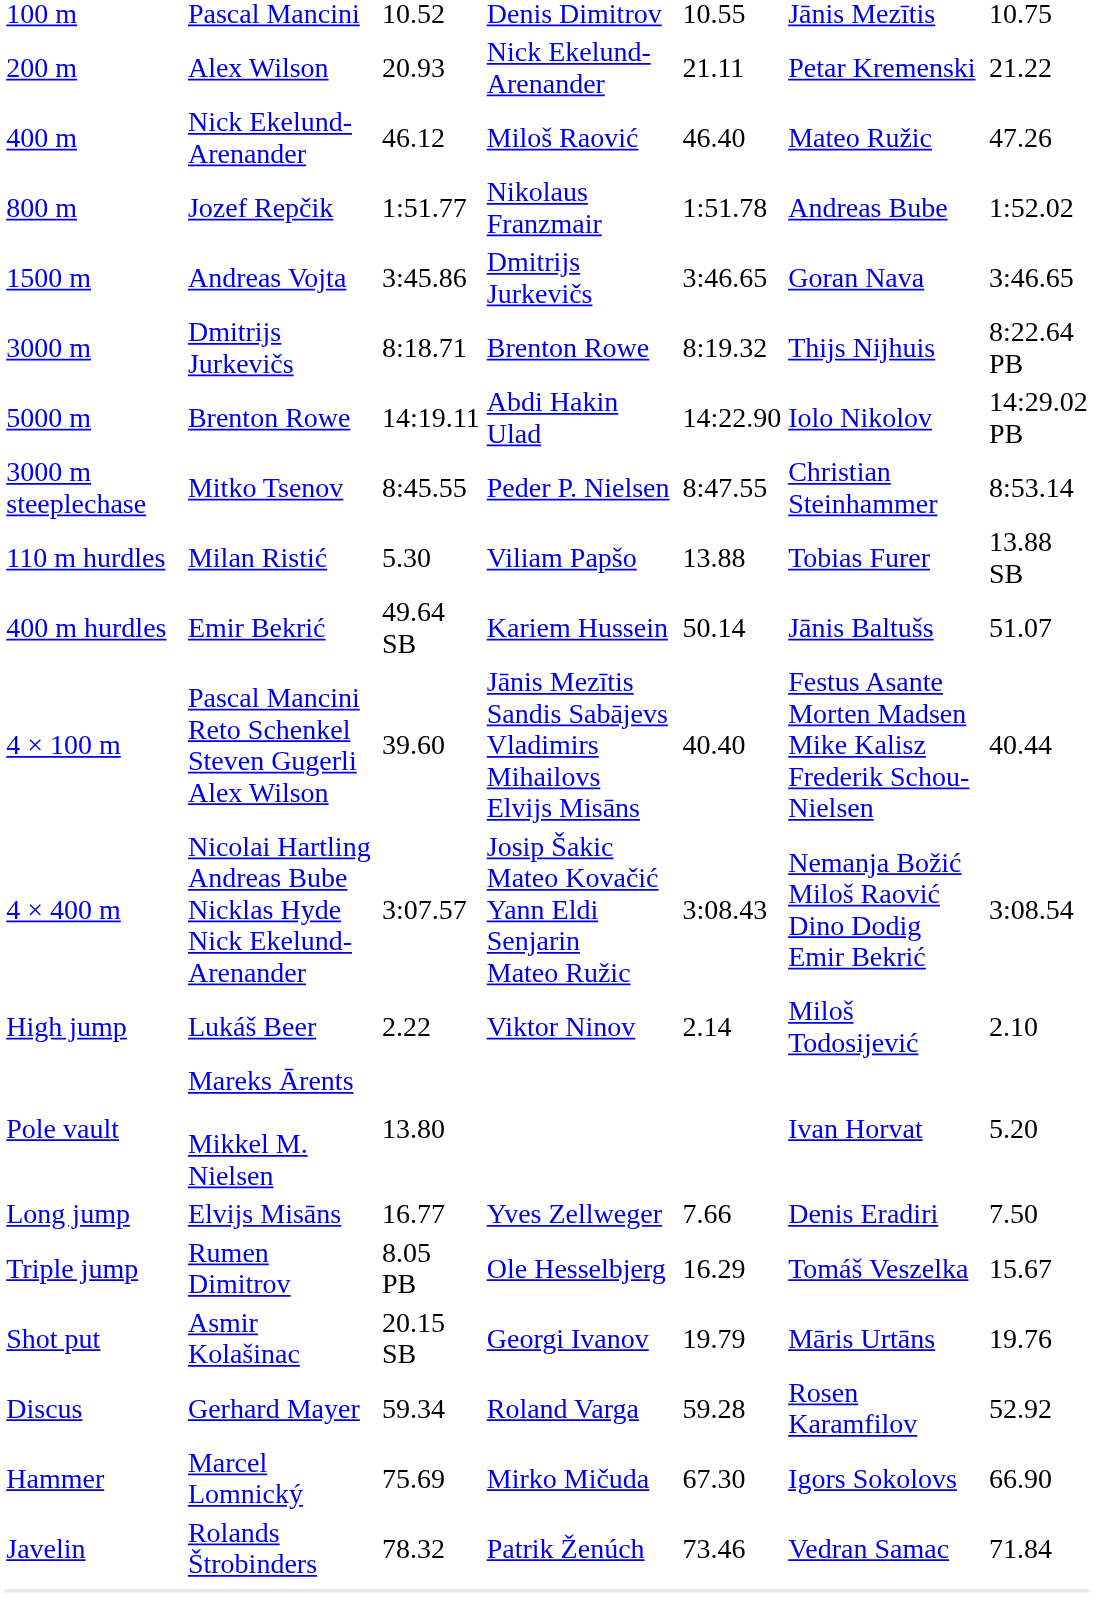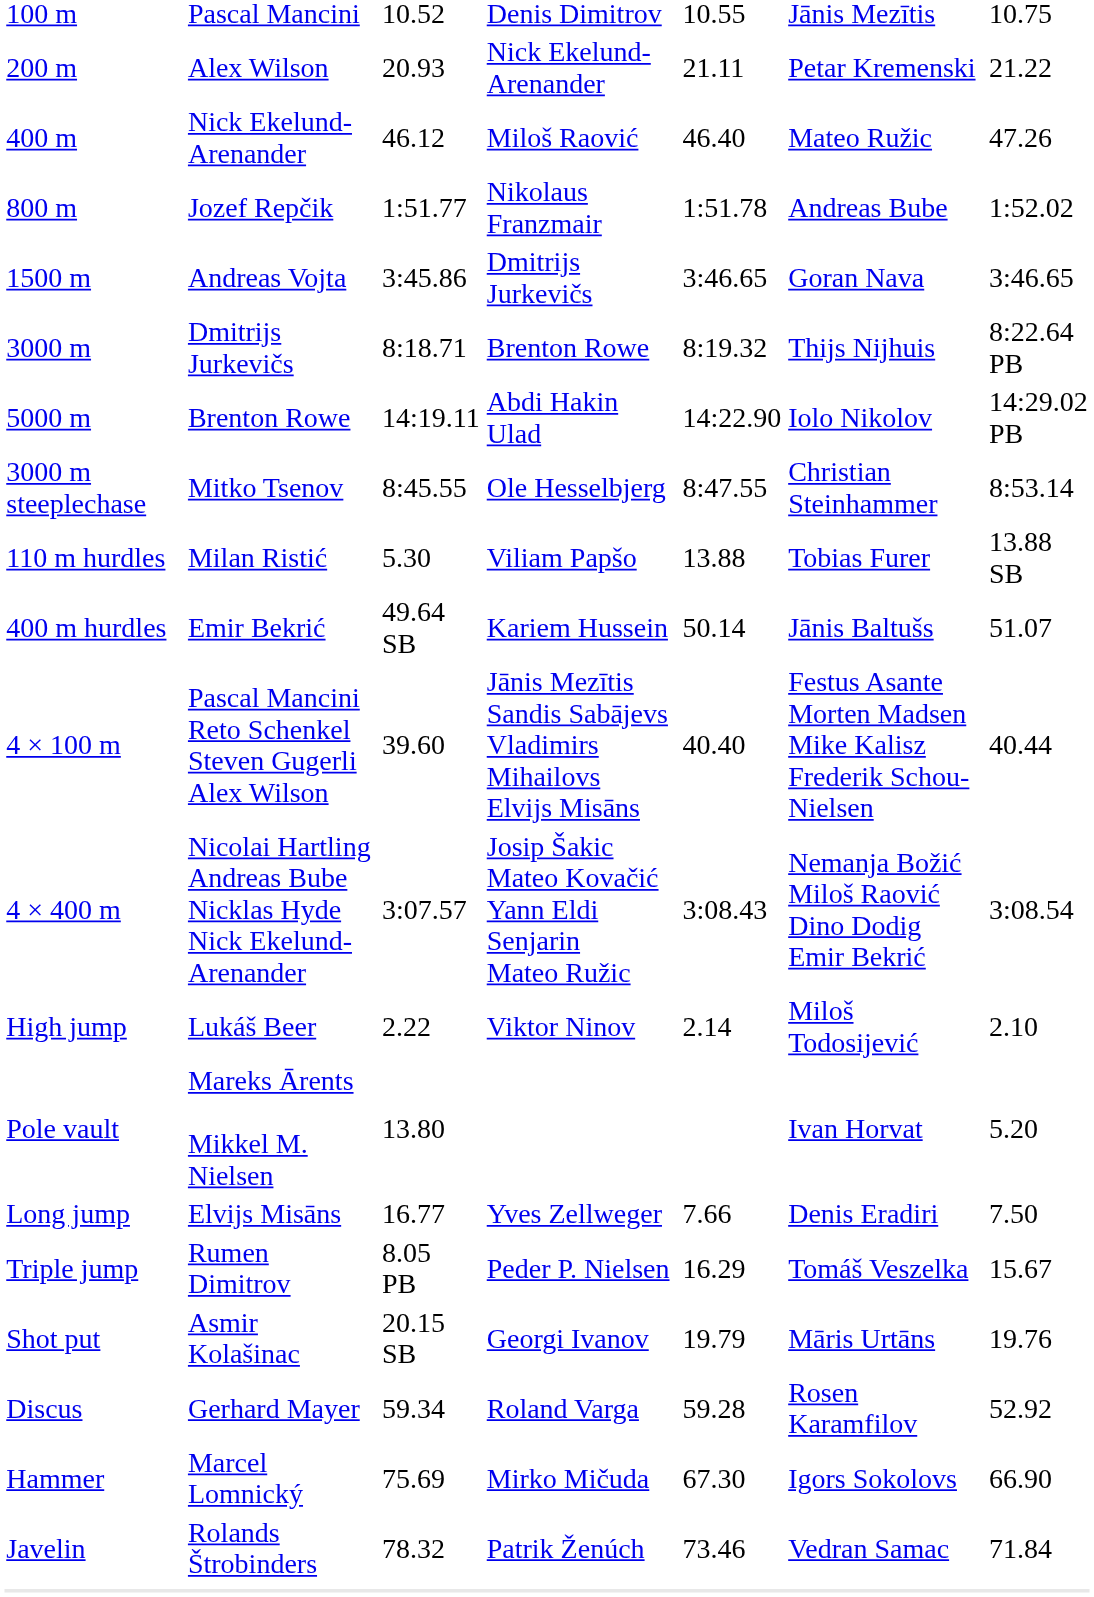(578, 487) Peder P. Nielsen -> (576, 487) Ole Hesselbjerg
(576, 1268) Ole Hesselbjerg -> (578, 1268) Peder P. Nielsen
